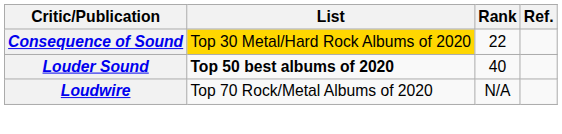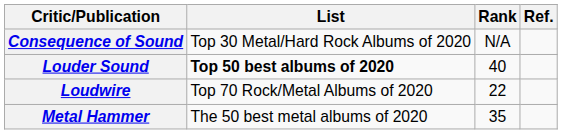(331, 41) gold background -> (331, 41) no background
(497, 41) 22 -> (497, 41) N/A
(497, 91) N/A -> (497, 91) 22
+ row: (96, 116)
